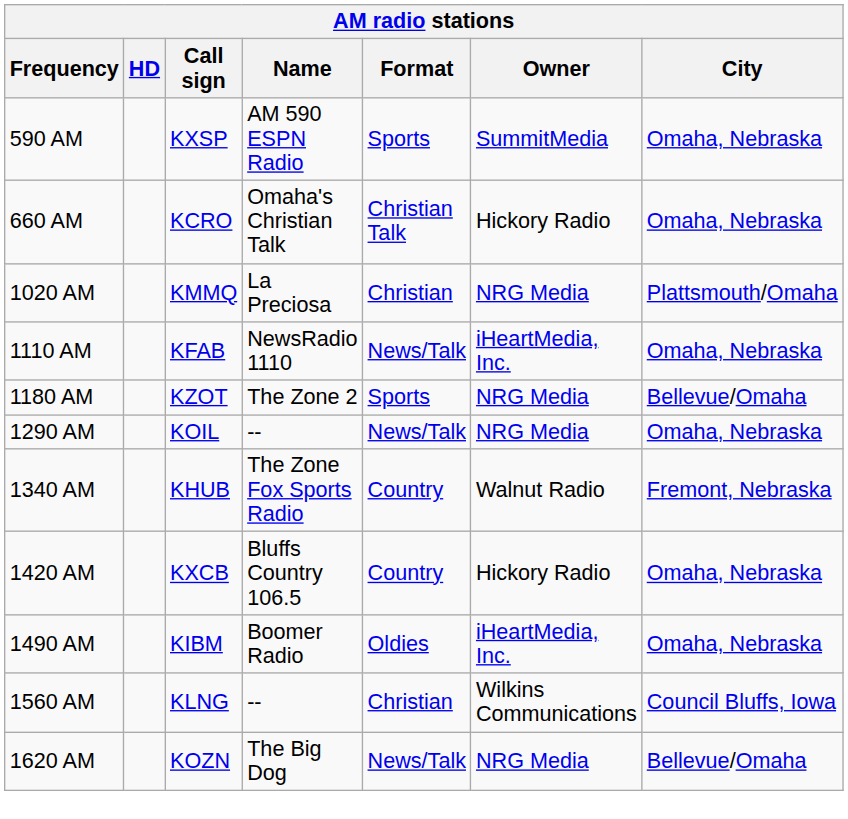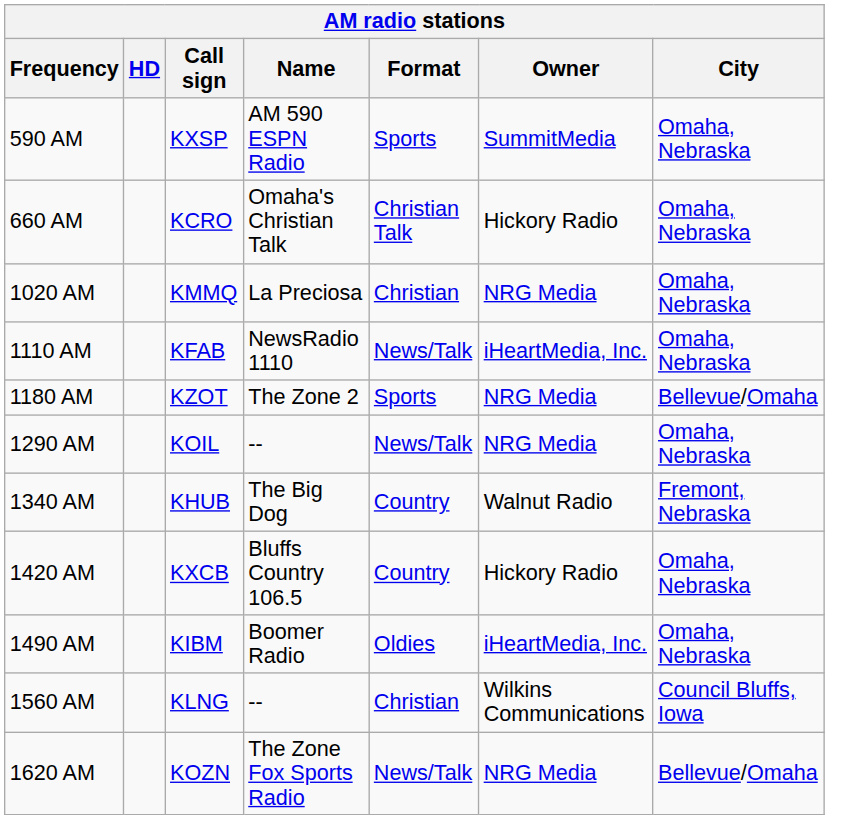(742, 292) Plattsmouth/Omaha -> (704, 292) Omaha, Nebraska
(299, 490) The Zone Fox Sports Radio -> (285, 502) The Big Dog
(284, 760) The Big Dog -> (300, 772) The Zone Fox Sports Radio
